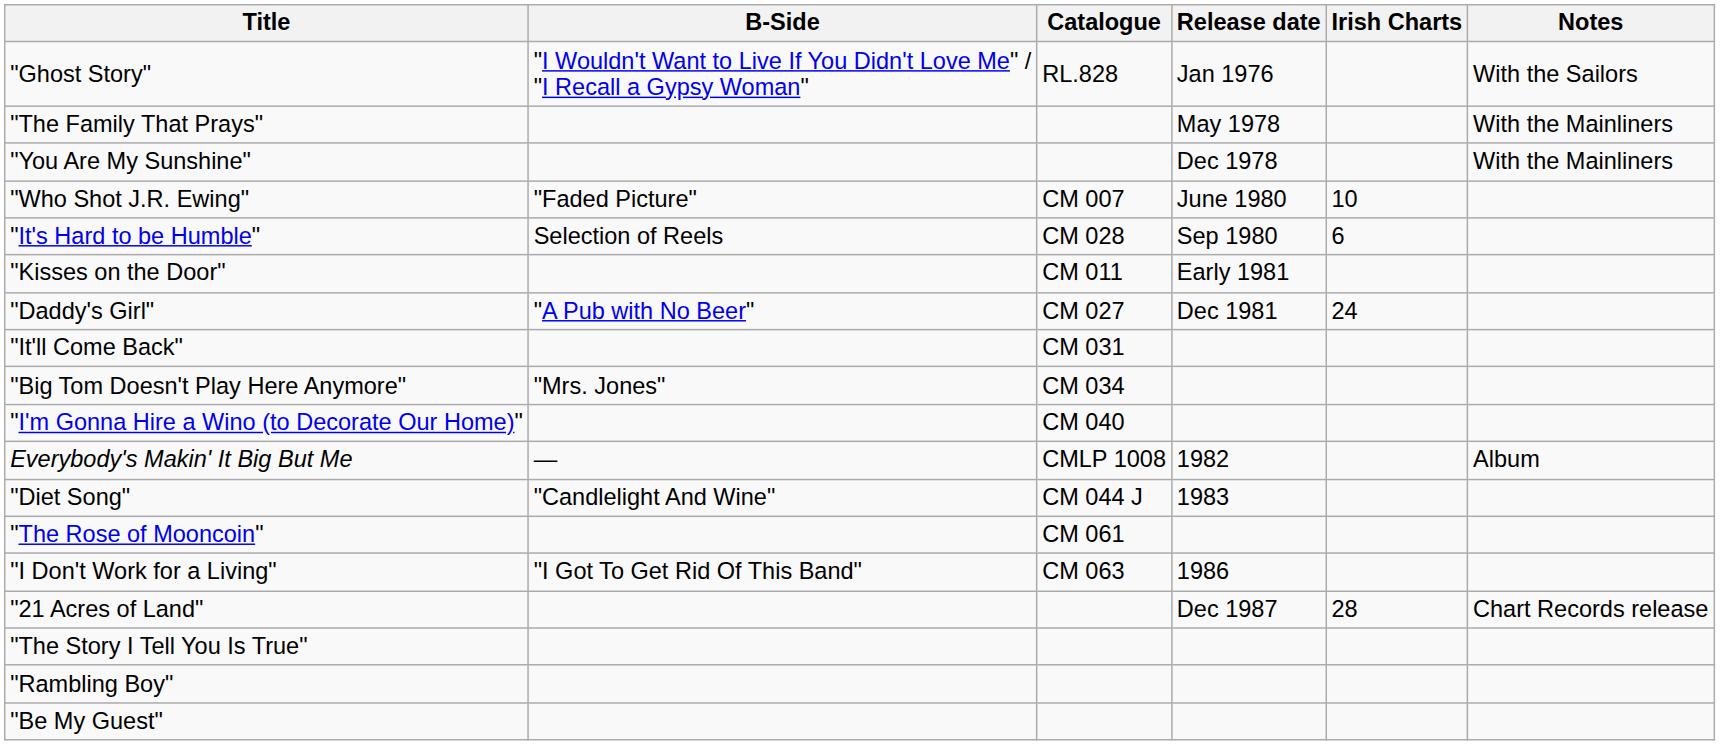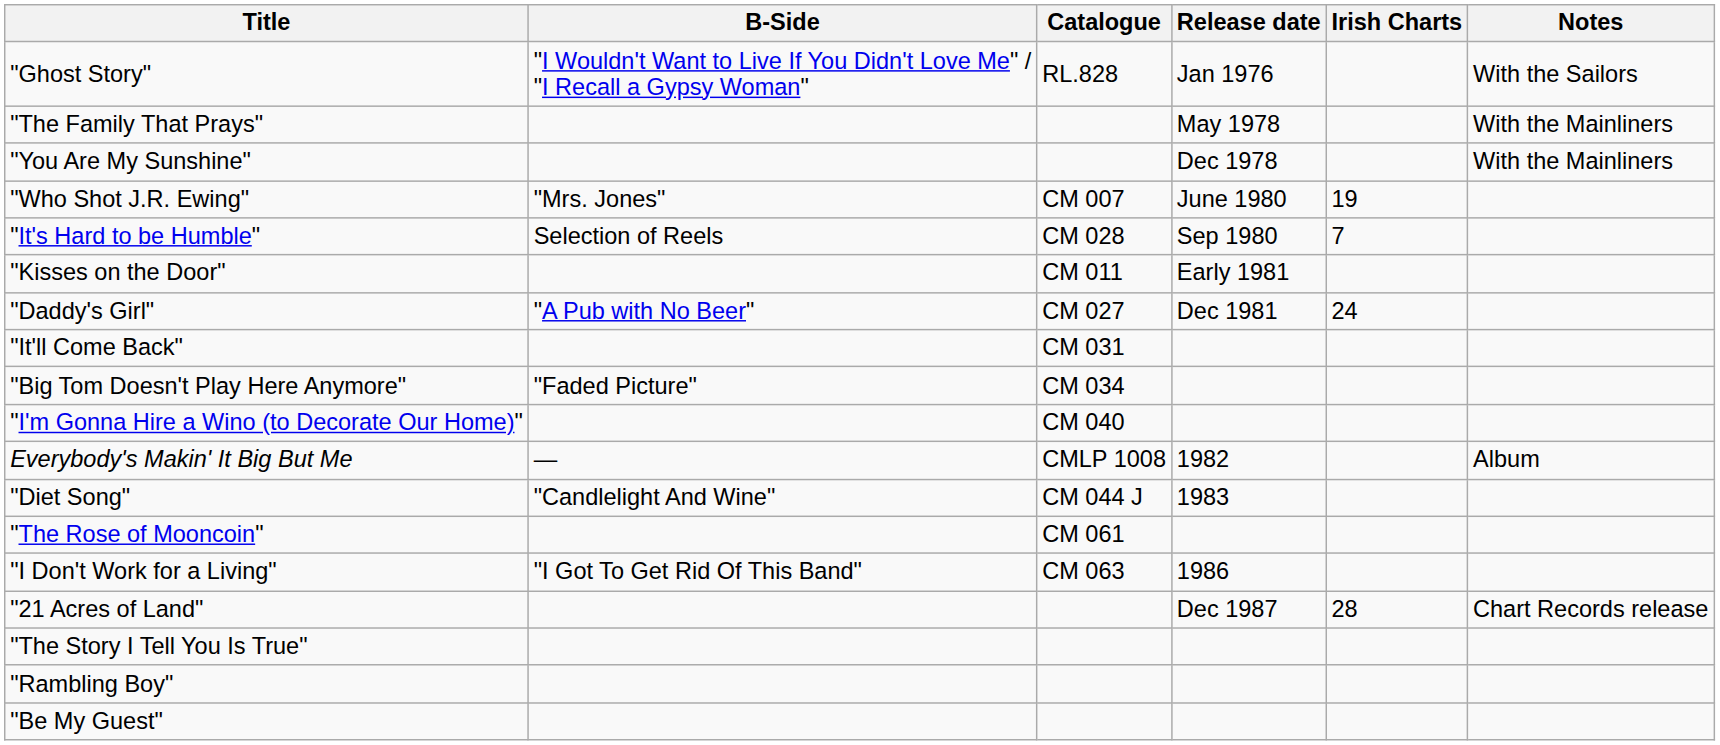(615, 198) "Faded Picture" -> (600, 198) "Mrs. Jones"
(1345, 198) 10 -> (1345, 198) 19
(1338, 236) 6 -> (1338, 236) 7
(600, 385) "Mrs. Jones" -> (615, 385) "Faded Picture"
